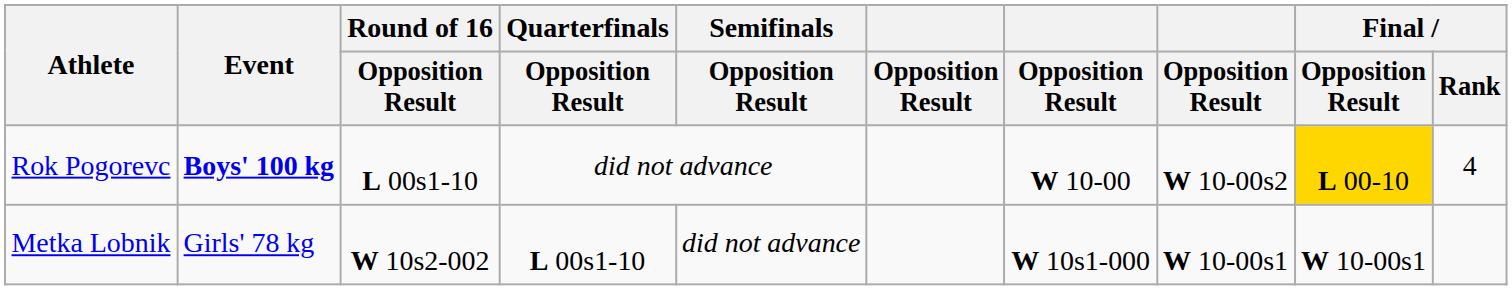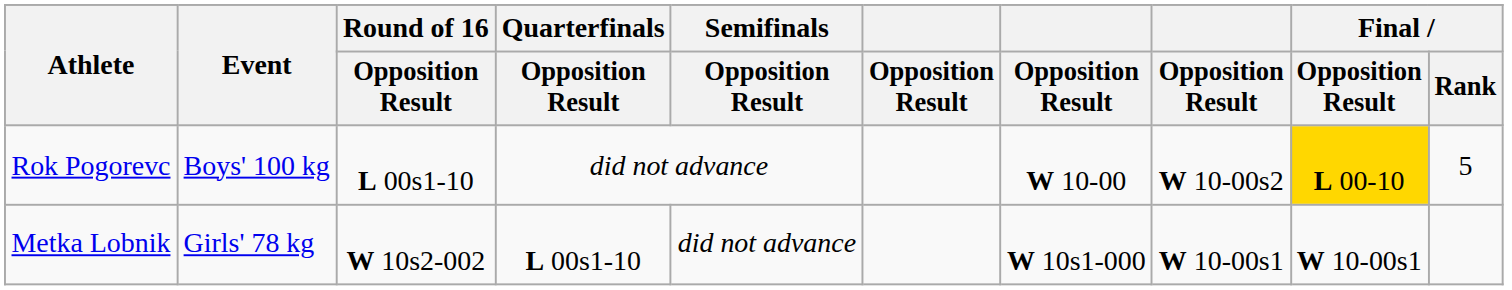(259, 165) bold -> (257, 165) normal
(1470, 165) 4 -> (1465, 165) 5
